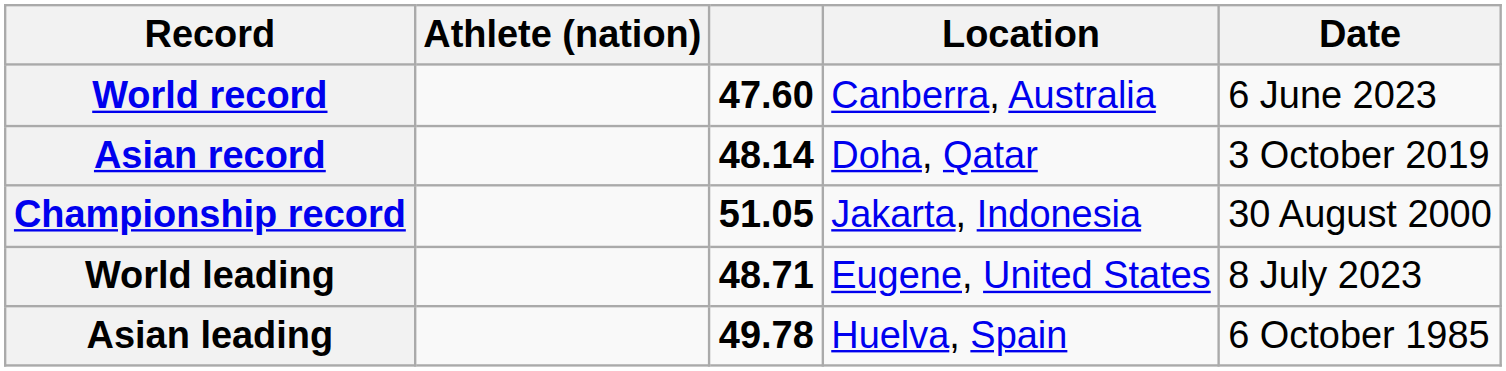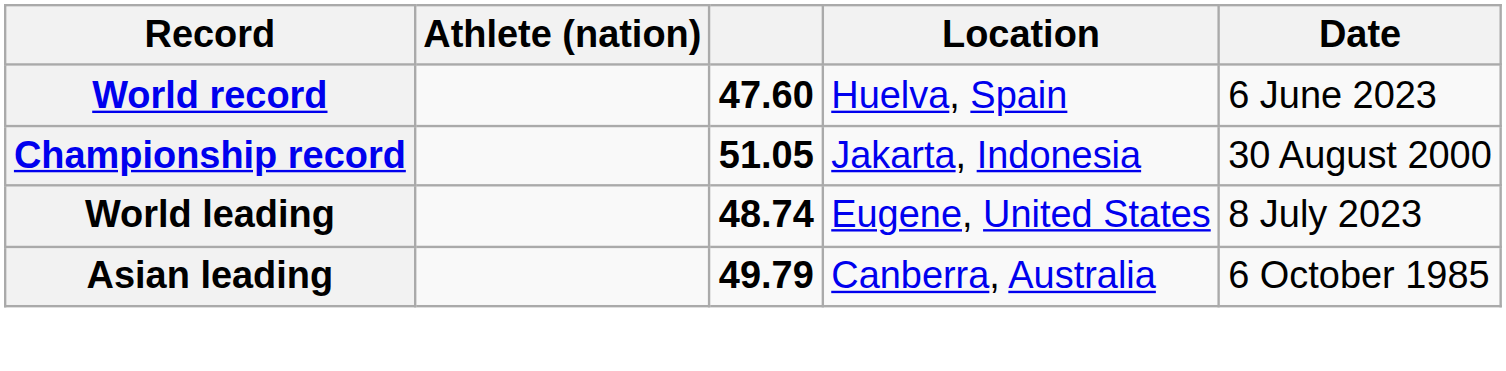(994, 94) Canberra, Australia -> (949, 94) Huelva, Spain
- row: (210, 154)
(766, 275) 48.71 -> (766, 214) 48.74
(766, 335) 49.78 -> (766, 275) 49.79
(949, 335) Huelva, Spain -> (994, 275) Canberra, Australia
